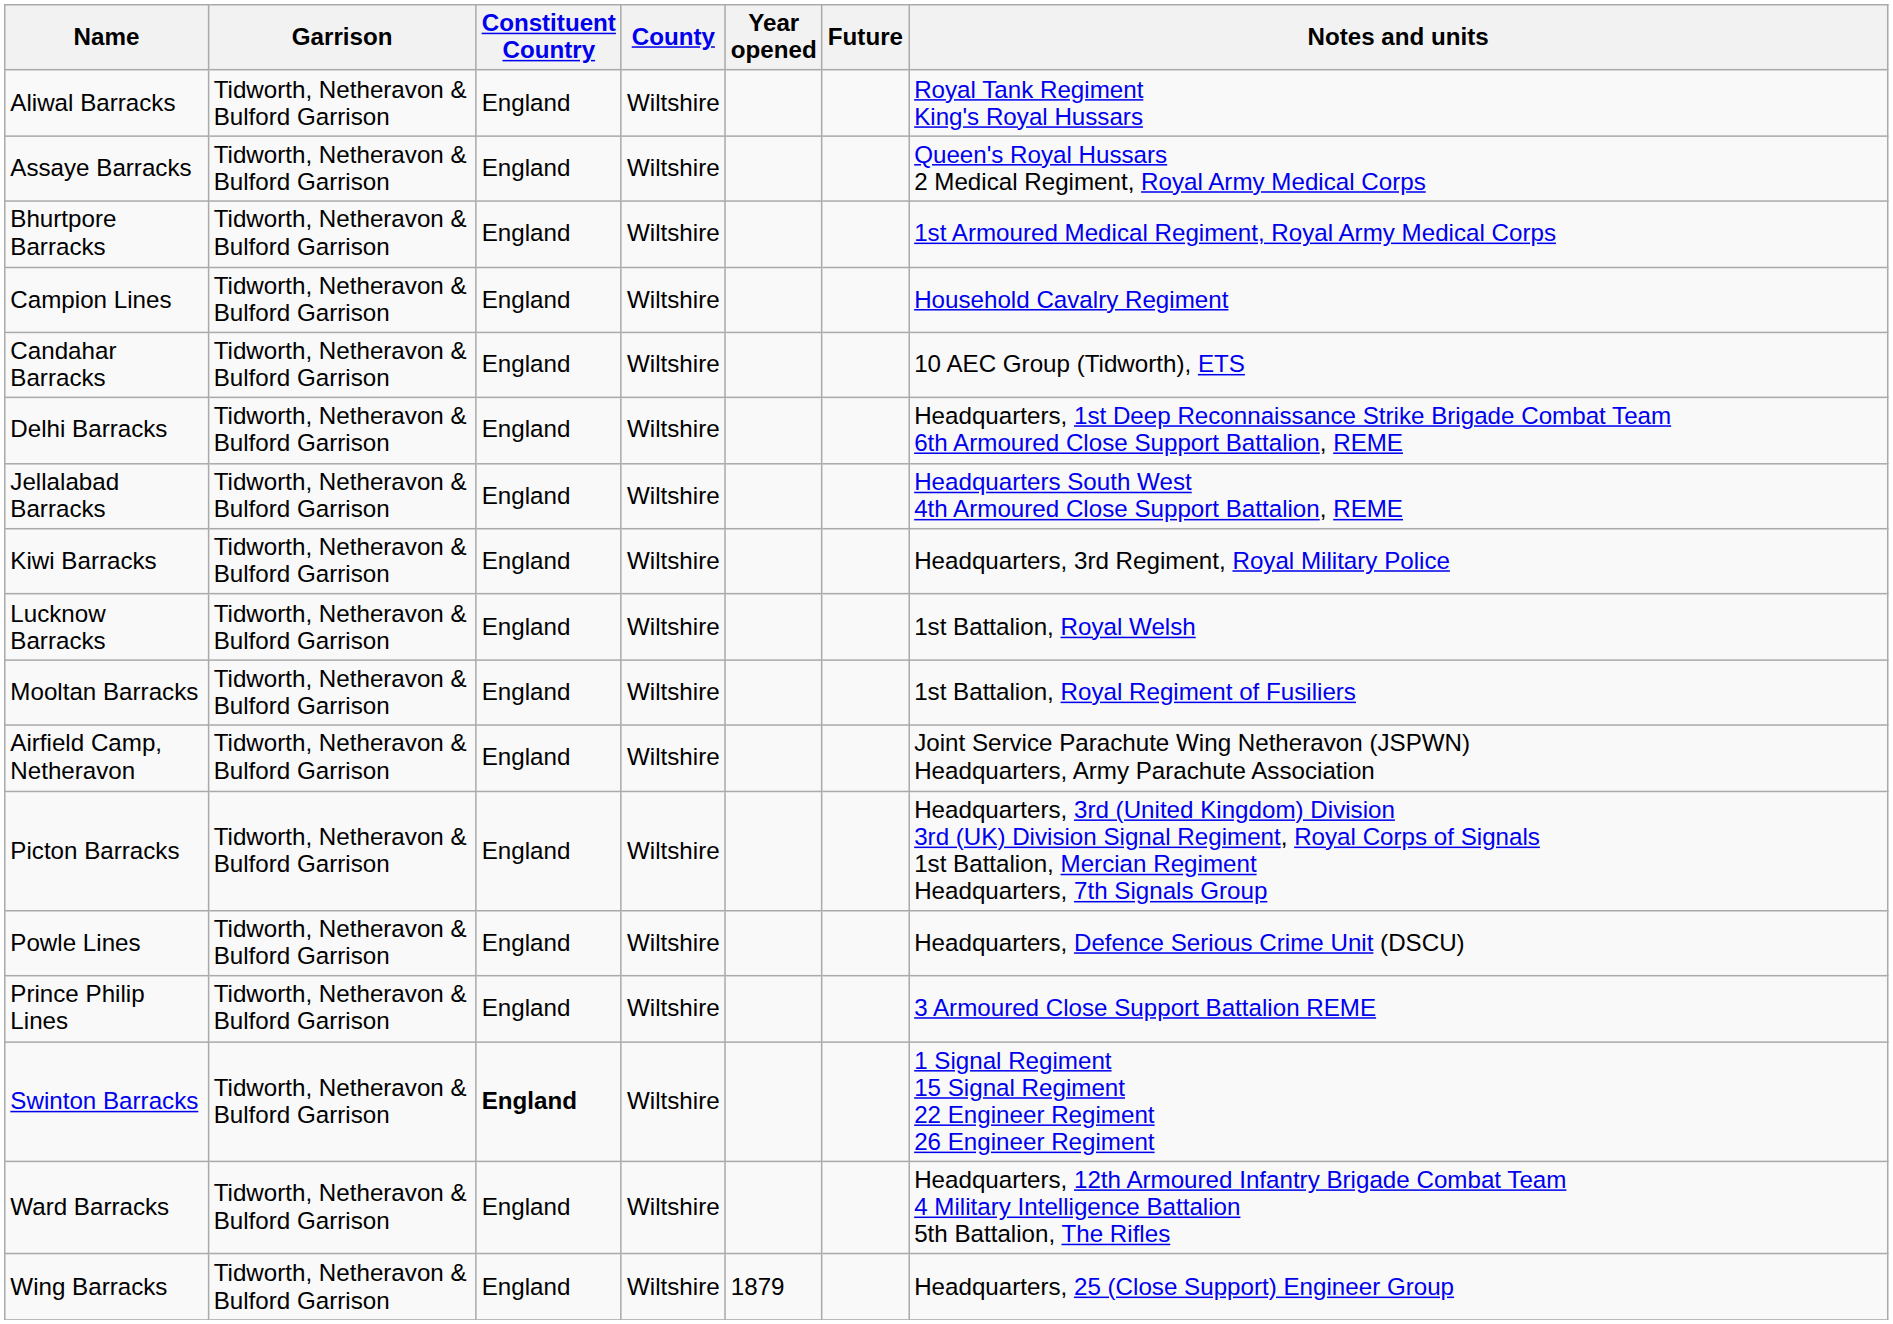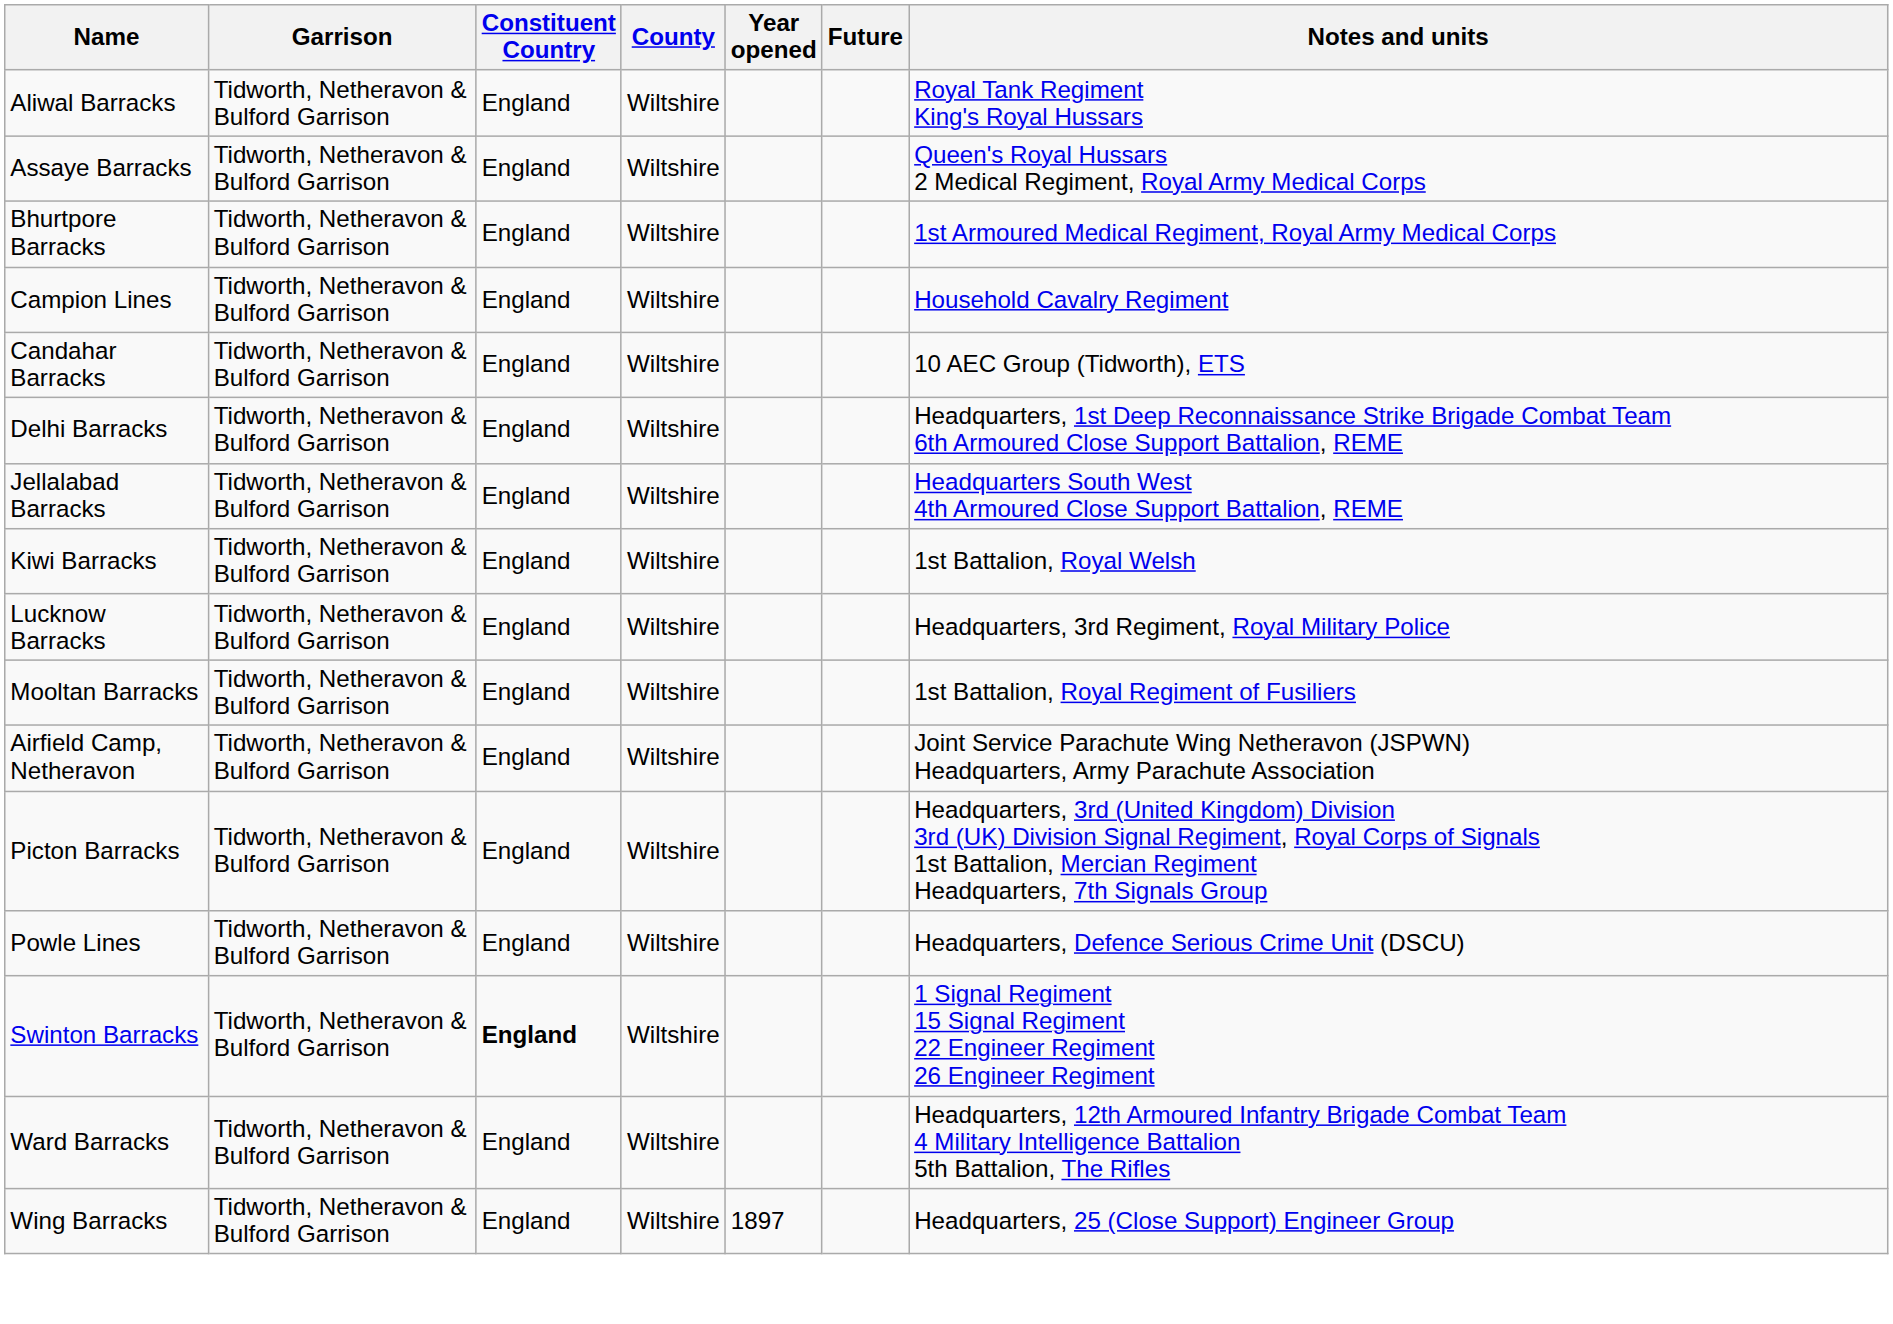(1182, 561) Headquarters, 3rd Regiment, Royal Military Police -> (1055, 561) 1st Battalion, Royal Welsh
(1055, 626) 1st Battalion, Royal Welsh -> (1182, 626) Headquarters, 3rd Regiment, Royal Military Police
- row: (77, 1008)
(758, 1286) 1879 -> (758, 1221) 1897
